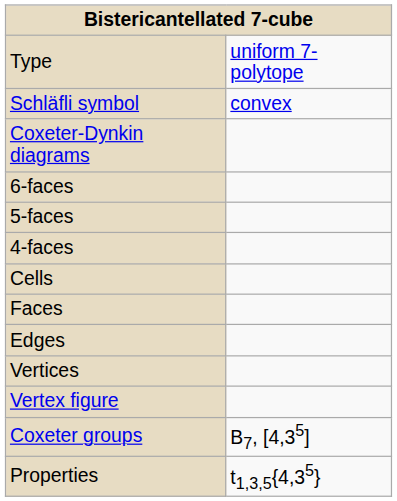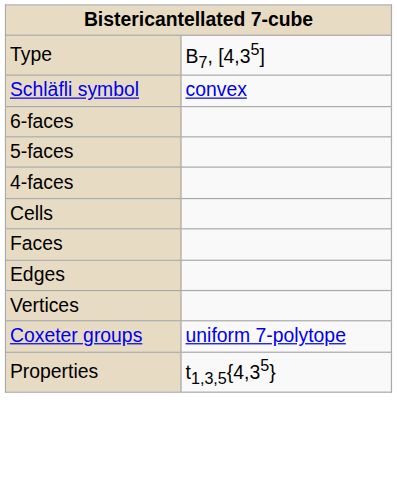(274, 61) uniform 7-polytope -> (225, 56) B7, [4,35]
- row: (77, 144)
- row: (64, 401)
(270, 437) B7, [4,35] -> (266, 336) uniform 7-polytope
